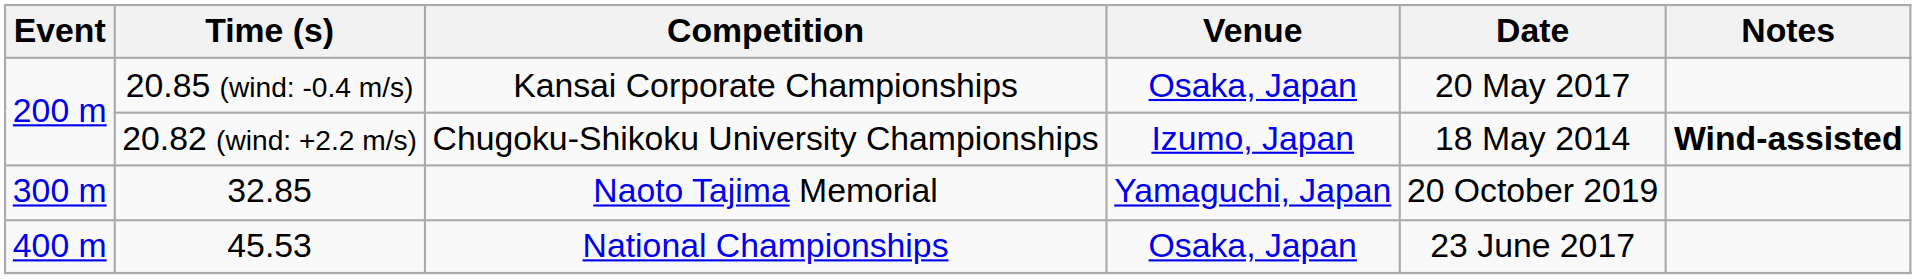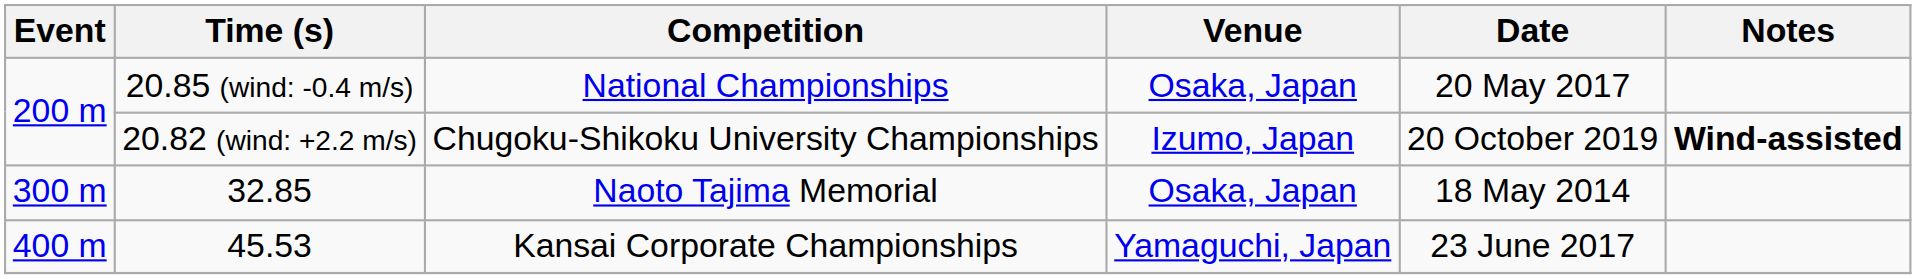(766, 84) Kansai Corporate Championships -> (766, 84) National Championships
(1533, 138) 18 May 2014 -> (1533, 138) 20 October 2019
(1253, 191) Yamaguchi, Japan -> (1253, 191) Osaka, Japan
(1533, 191) 20 October 2019 -> (1533, 191) 18 May 2014
(766, 245) National Championships -> (766, 245) Kansai Corporate Championships
(1253, 245) Osaka, Japan -> (1253, 245) Yamaguchi, Japan
